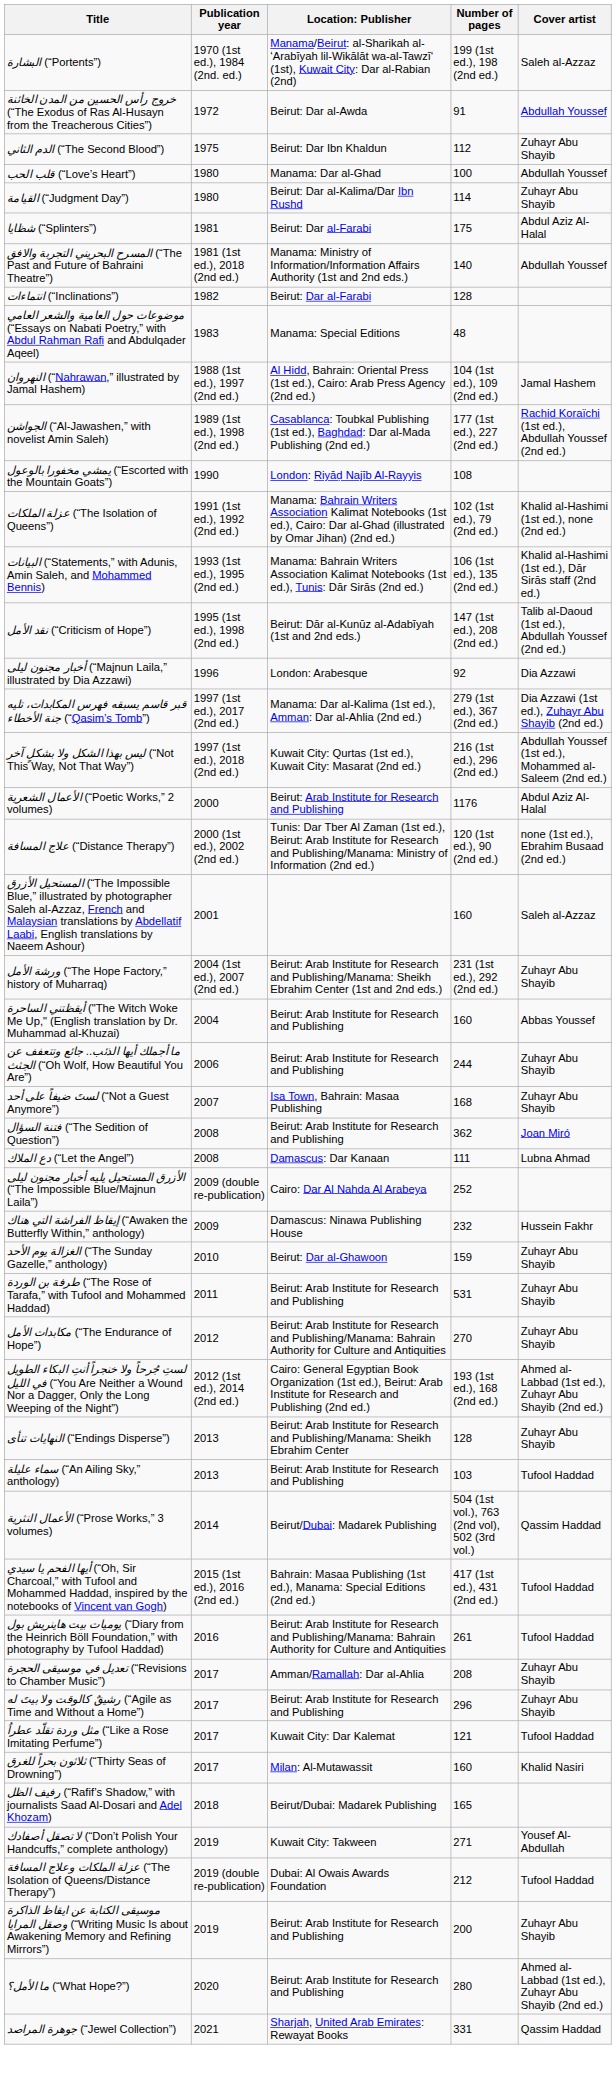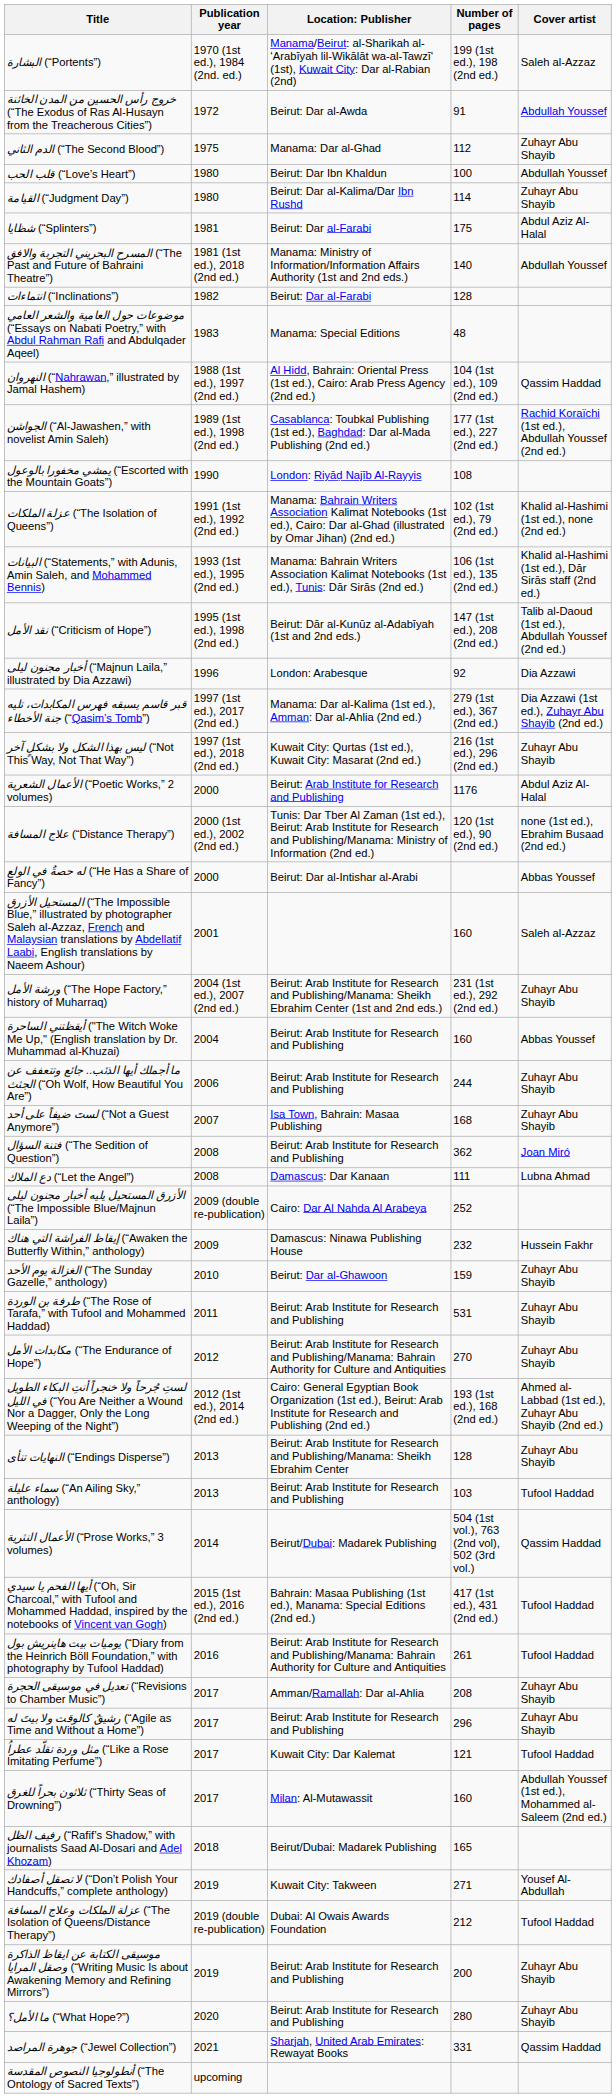(329, 149) Beirut: Dar Ibn Khaldun -> (326, 149) Manama: Dar al-Ghad
(326, 173) Manama: Dar al-Ghad -> (329, 173) Beirut: Dar Ibn Khaldun
(558, 383) Jamal Hashem -> (561, 383) Qassim Haddad
(564, 760) Abdullah Youssef (1st ed.), Mohammed al-Saleem (2nd ed.) -> (549, 753) Zuhayr Abu Shayib
+ row: (98, 877)
(552, 1767) Khalid Nasiri -> (564, 1798) Abdullah Youssef (1st ed.), Mohammed al-Saleem (2nd ed.)
(563, 1986) Ahmed al-Labbad (1st ed.), Zuhayr Abu Shayib (2nd ed.) -> (549, 2016) Zuhayr Abu Shayib
+ row: (86, 2078)
